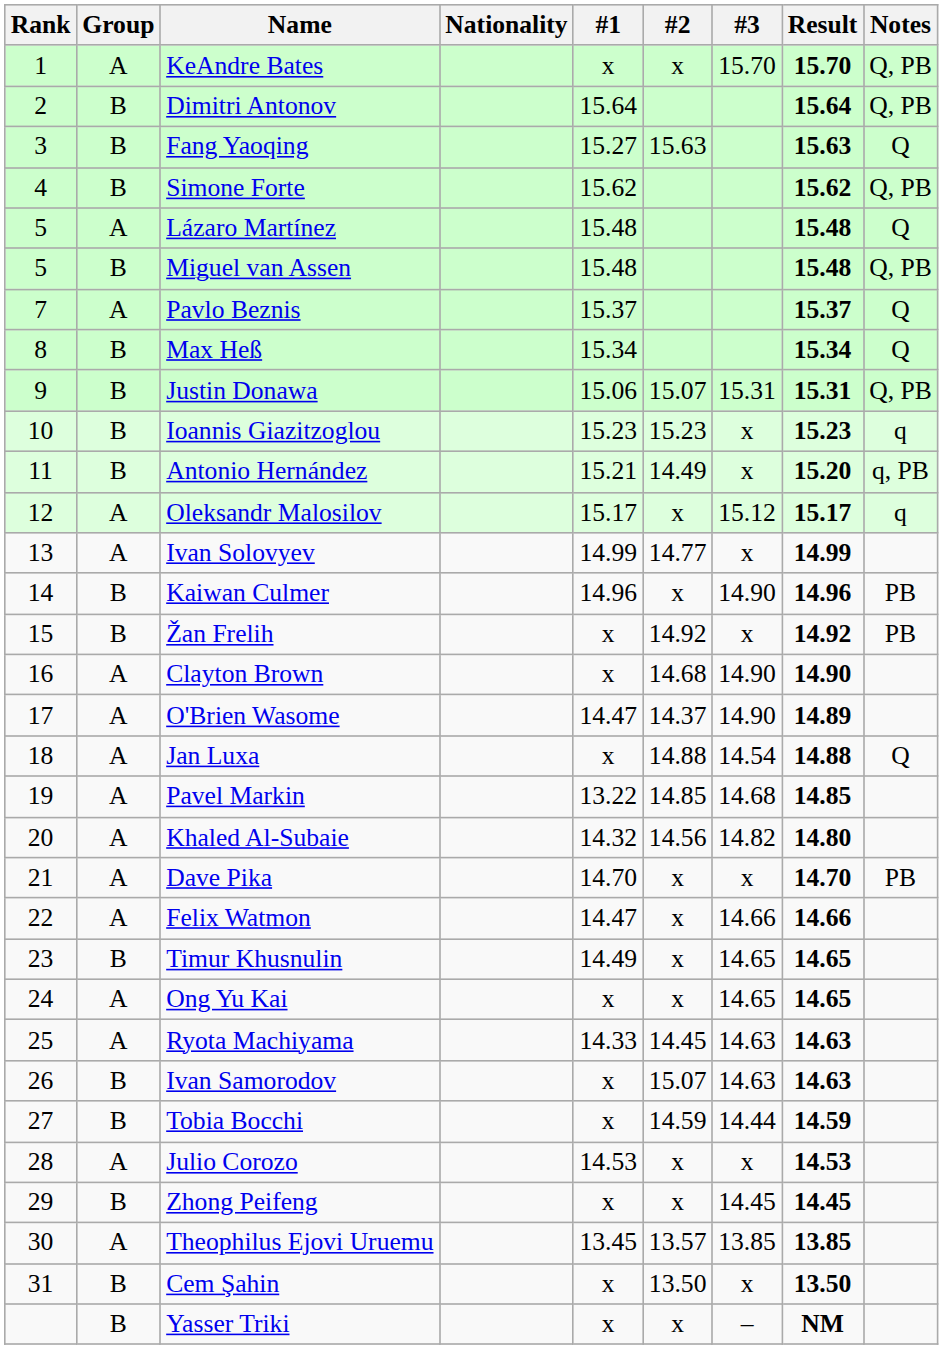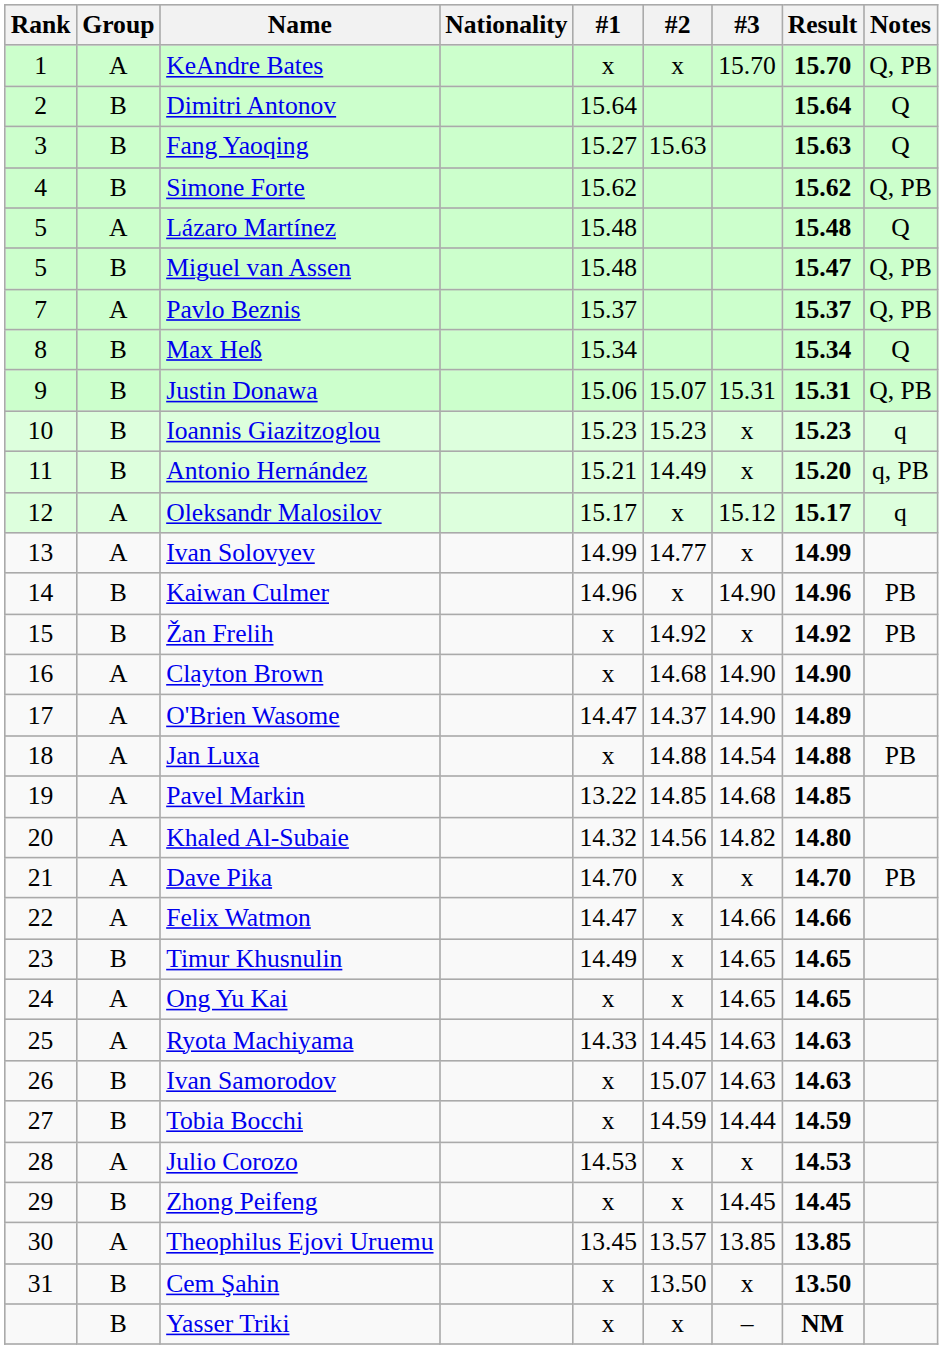(900, 106) Q, PB -> (900, 106) Q
(822, 268) 15.48 -> (822, 268) 15.47
(900, 308) Q -> (900, 308) Q, PB
(900, 755) Q -> (900, 755) PB
